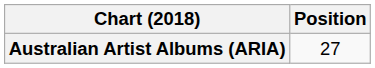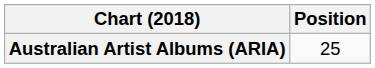(330, 48) 27 -> (330, 48) 25
